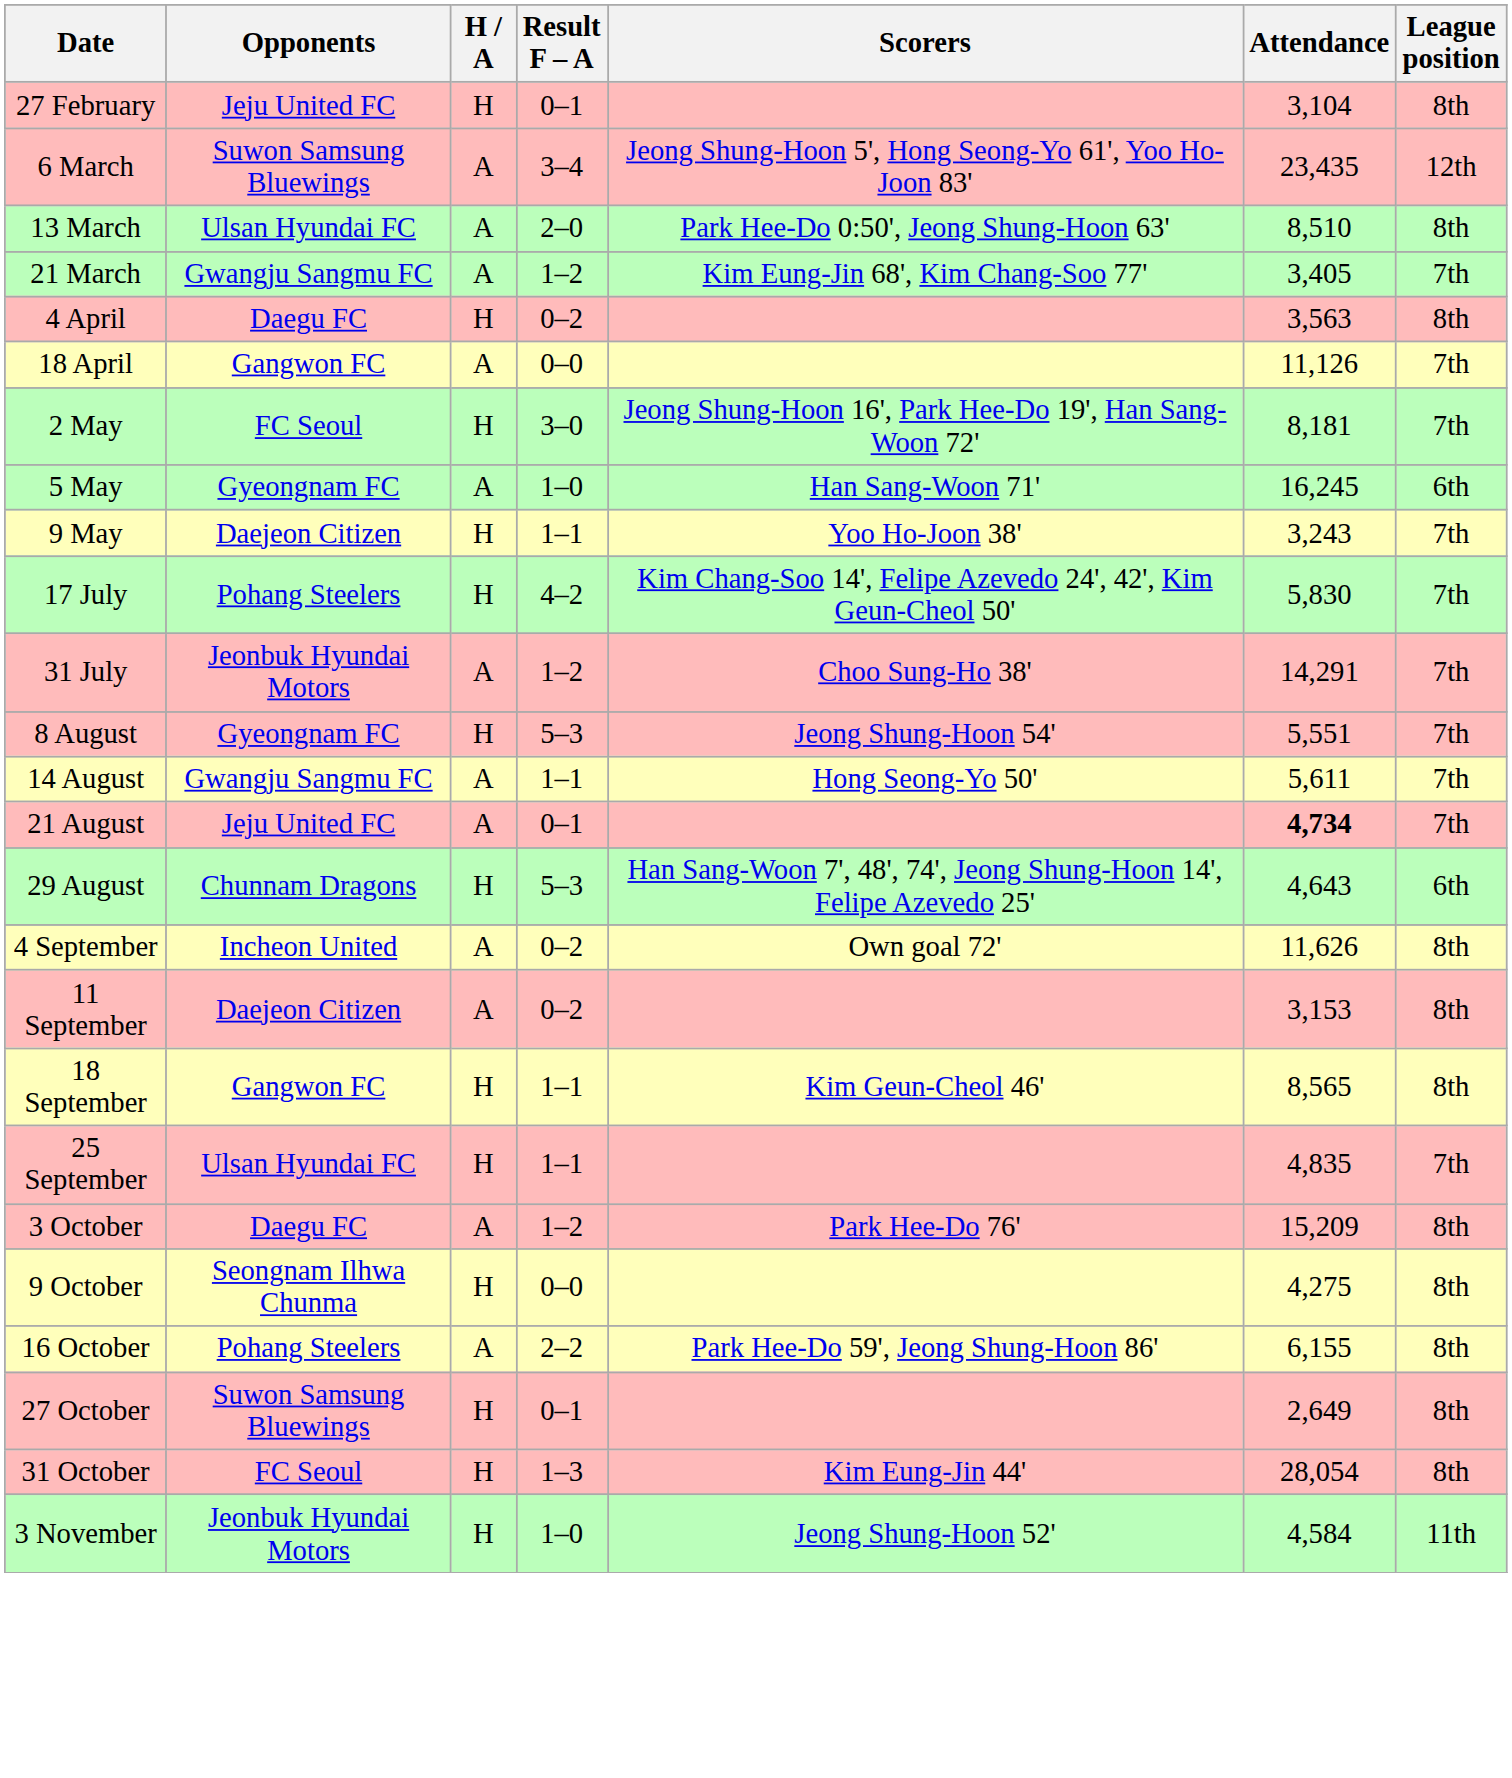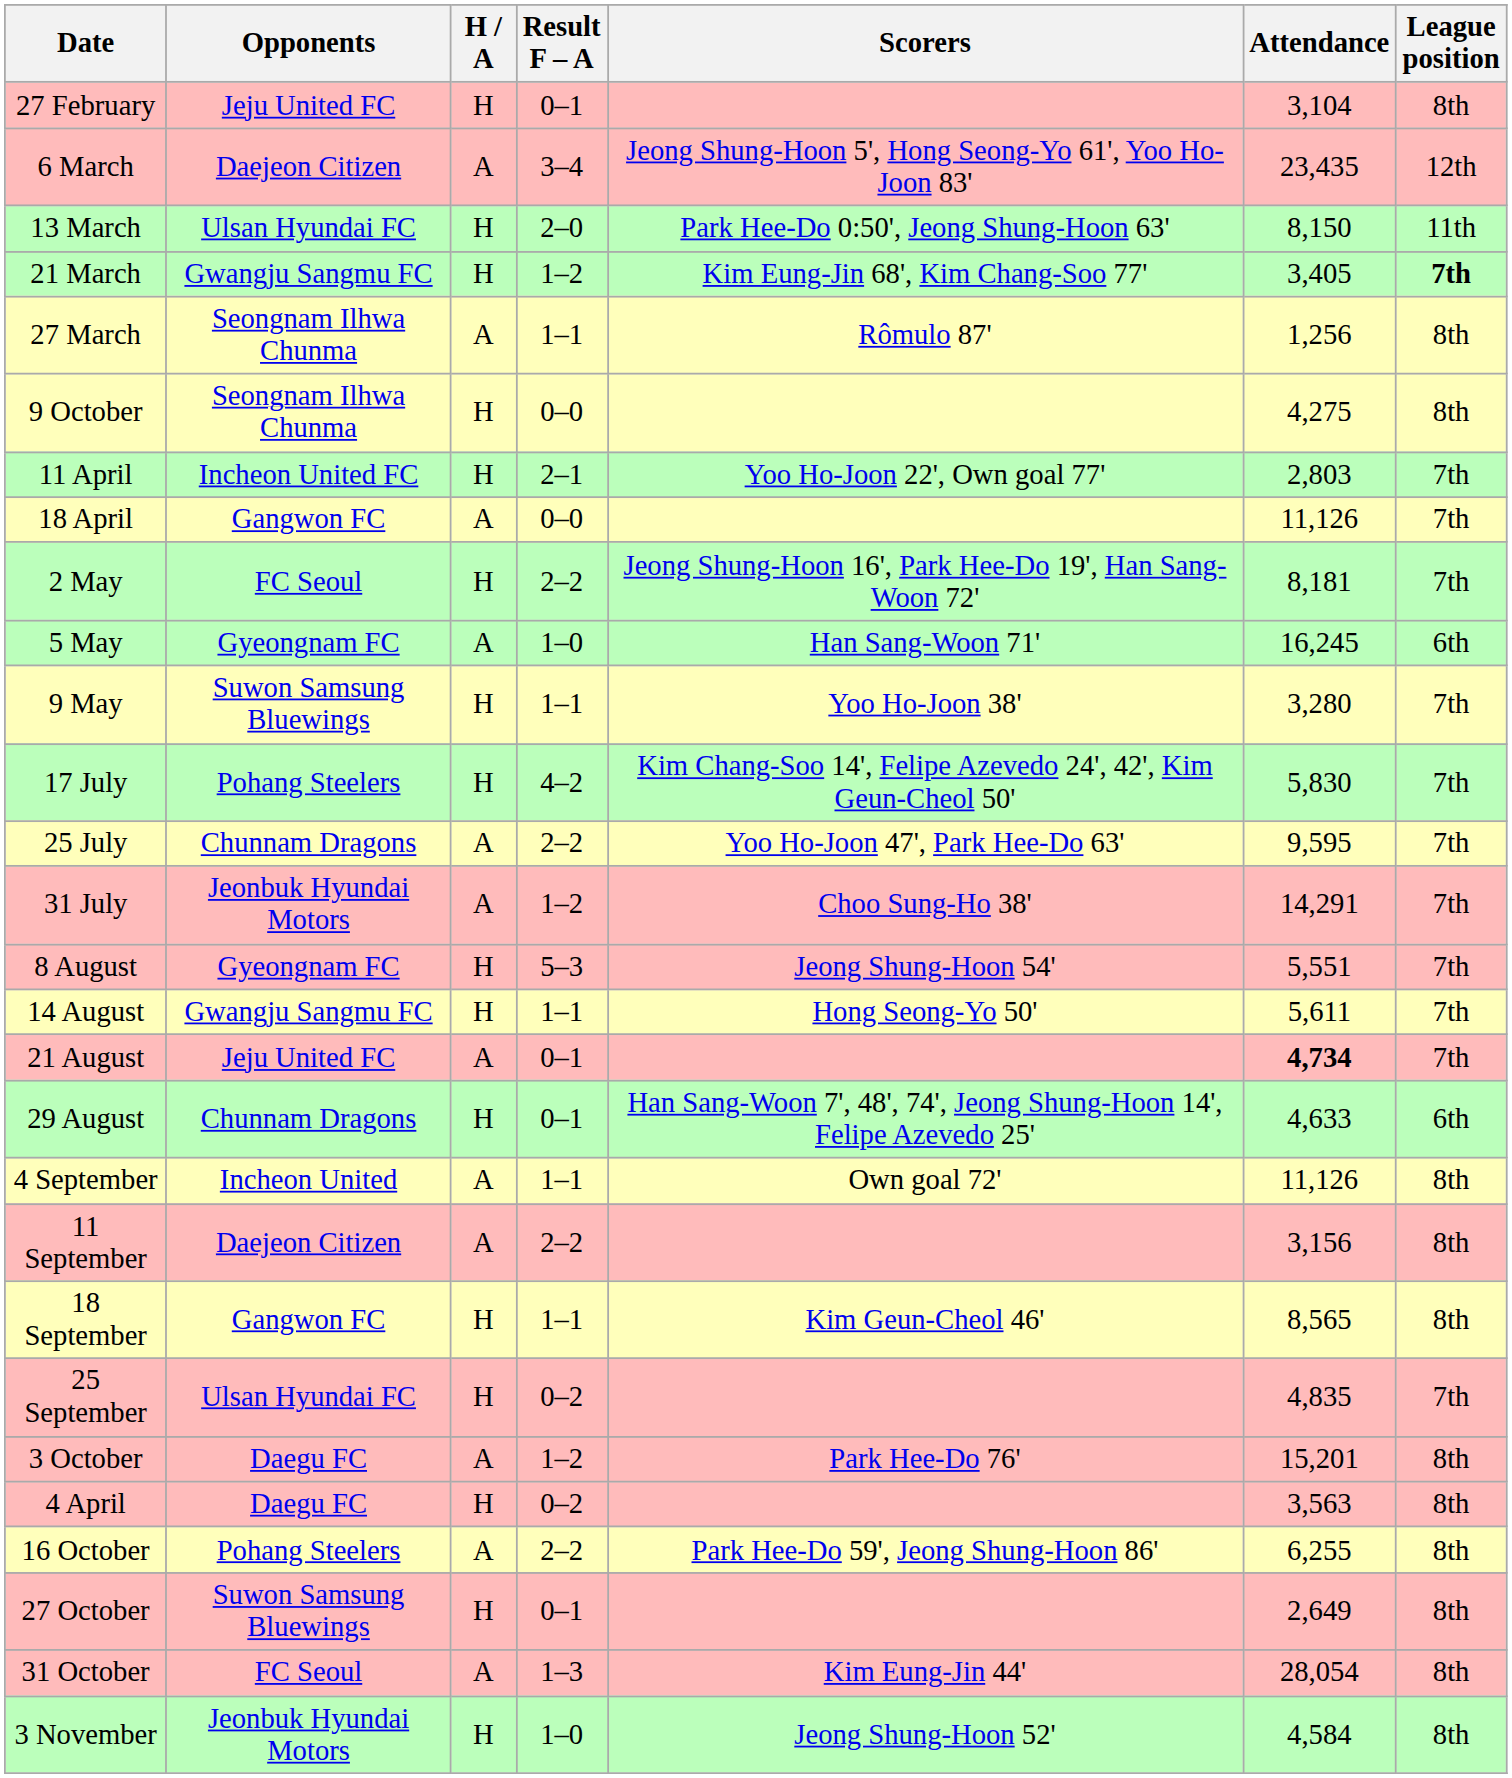(309, 166) Suwon Samsung Bluewings -> (309, 166) Daejeon Citizen
(483, 227) A -> (483, 227) H
(1319, 227) 8,510 -> (1319, 227) 8,150
(1451, 227) 8th -> (1451, 227) 11th
(483, 273) A -> (483, 273) H
(1451, 273) normal -> (1451, 273) bold
+ row: (86, 334)
rows swapped: (86, 318) <-> (86, 1287)
+ row: (86, 474)
(562, 425) 3–0 -> (562, 580) 2–2
(309, 532) Daejeon Citizen -> (309, 704) Suwon Samsung Bluewings
(1319, 532) 3,243 -> (1319, 704) 3,280
+ row: (86, 843)
(483, 778) A -> (483, 1011) H
(562, 885) 5–3 -> (562, 1118) 0–1
(1319, 885) 4,643 -> (1319, 1118) 4,633
(562, 947) 0–2 -> (562, 1180) 1–1
(1319, 947) 11,626 -> (1319, 1180) 11,126
(562, 1008) 0–2 -> (562, 1241) 2–2
(1319, 1008) 3,153 -> (1319, 1241) 3,156
(562, 1164) 1–1 -> (562, 1397) 0–2
(1319, 1225) 15,209 -> (1319, 1458) 15,201
(1319, 1348) 6,155 -> (1319, 1549) 6,255
(483, 1471) H -> (483, 1672) A
(1451, 1533) 11th -> (1451, 1733) 8th
